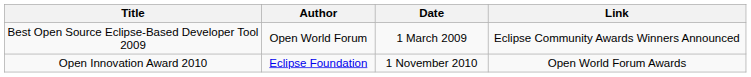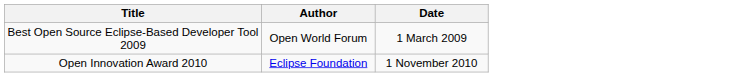- column: (617, 13)
